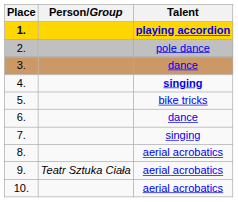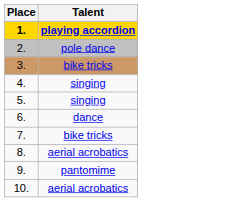- column: (86, 13)
(183, 65) dance -> (88, 65) bike tricks
(183, 83) bold -> (88, 83) normal
(183, 100) bike tricks -> (88, 100) singing
(183, 135) singing -> (88, 135) bike tricks
(183, 170) aerial acrobatics -> (88, 170) pantomime
